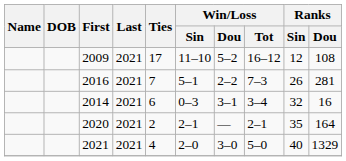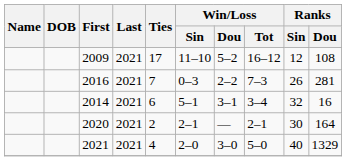(188, 79) 5–1 -> (188, 79) 0–3
(188, 101) 0–3 -> (188, 101) 5–1
(296, 123) 35 -> (296, 123) 30
